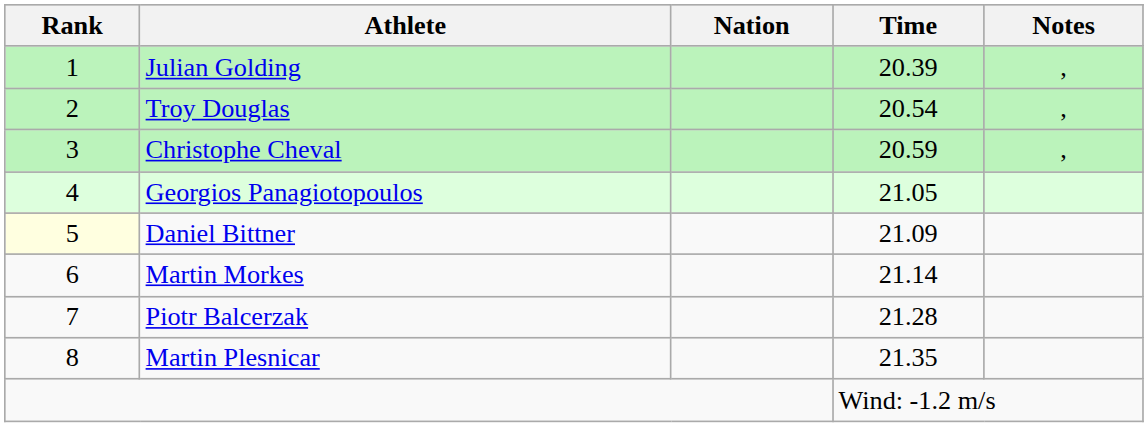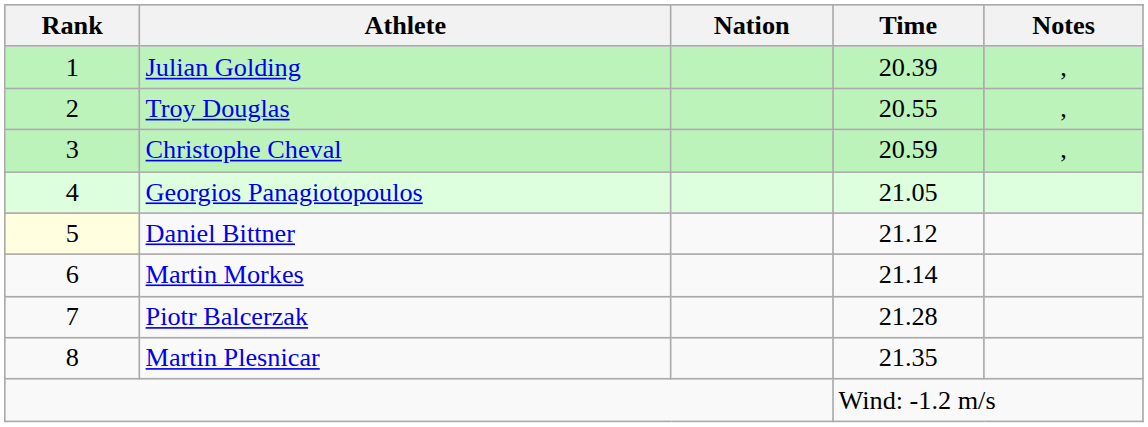(908, 108) 20.54 -> (908, 108) 20.55
(908, 233) 21.09 -> (908, 233) 21.12
